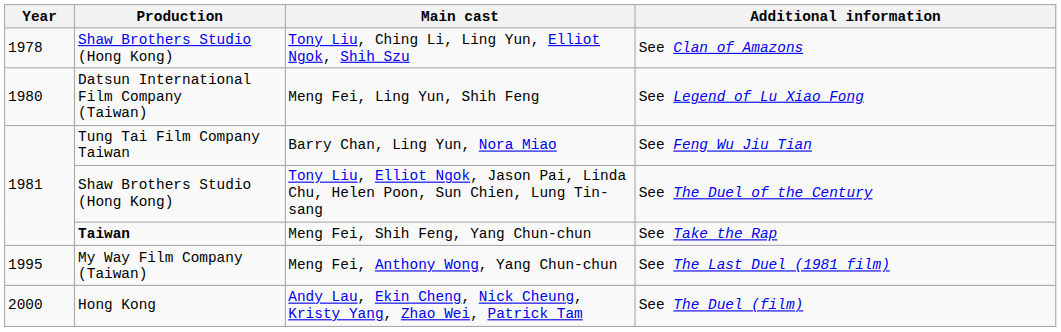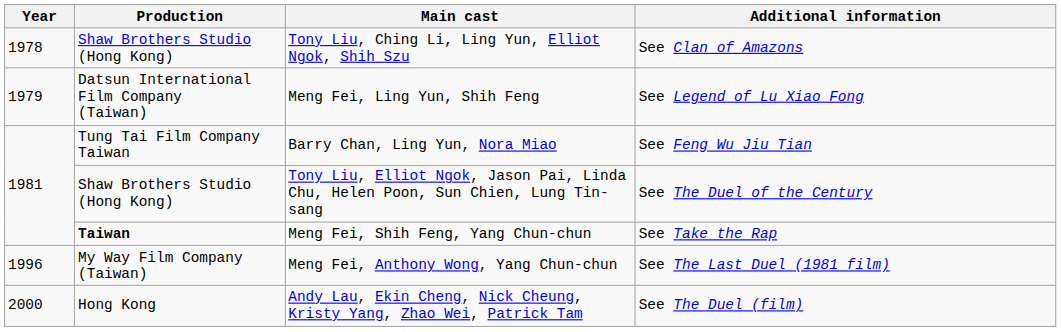(25, 97) 1980 -> (25, 97) 1979
(25, 266) 1995 -> (25, 266) 1996
